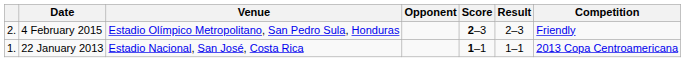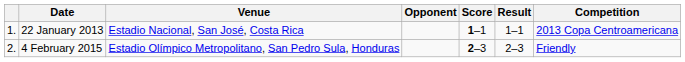rows swapped: (62, 48) <-> (62, 30)
